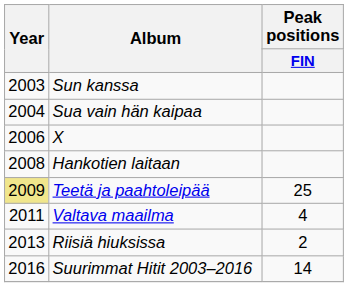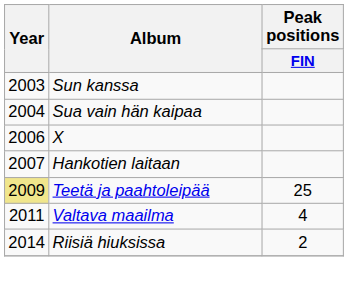(27, 164) 2008 -> (27, 164) 2007
(27, 242) 2013 -> (27, 242) 2014
- row: (152, 268)
